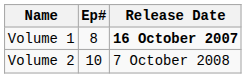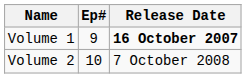(94, 39) 8 -> (94, 39) 9
